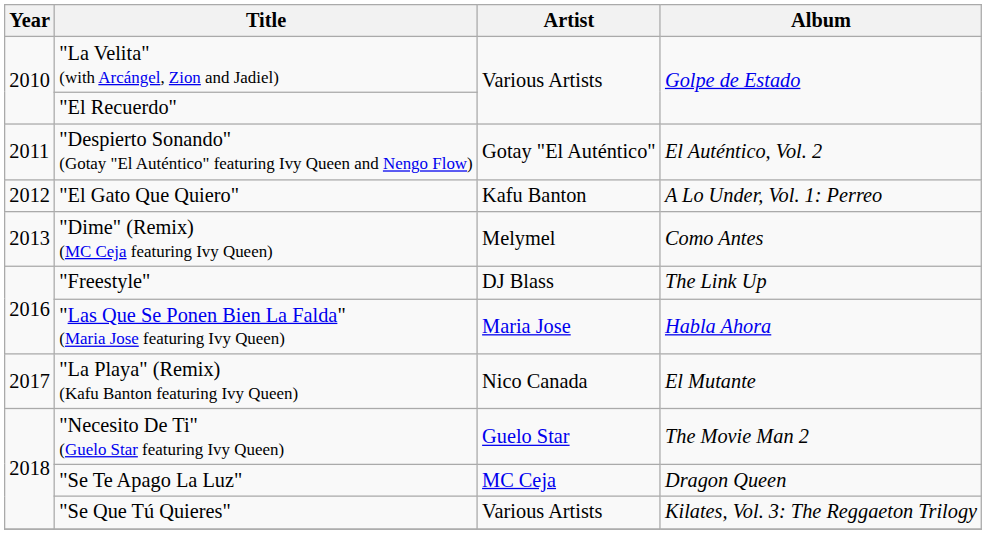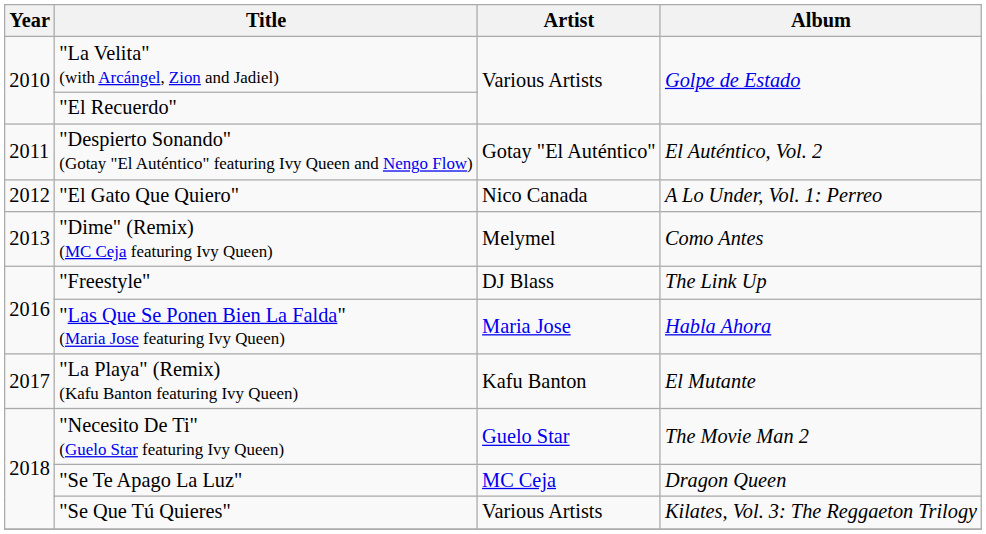(534, 195) Kafu Banton -> (535, 195) Nico Canada
(535, 381) Nico Canada -> (534, 381) Kafu Banton
